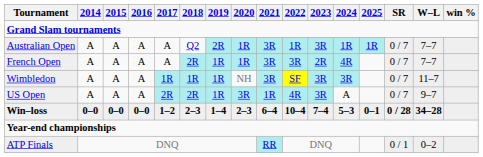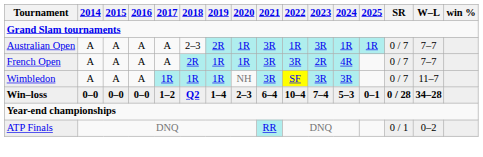(193, 45) Q2 -> (193, 45) 2–3
- row: (26, 95)
(193, 111) 2–3 -> (193, 95) Q2
